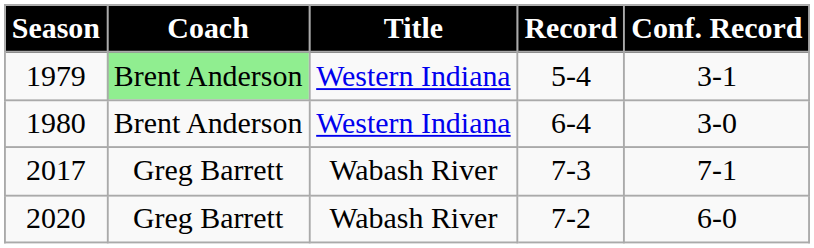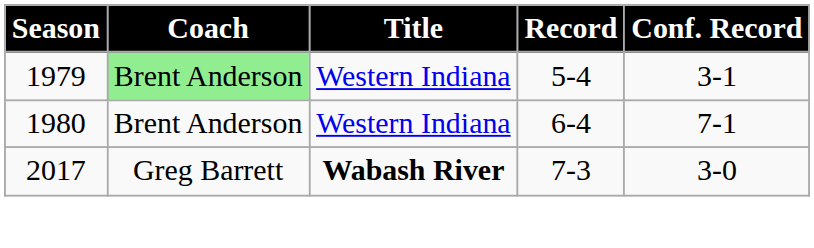(717, 123) 3-0 -> (717, 123) 7-1
(413, 170) normal -> (413, 170) bold
(717, 170) 7-1 -> (717, 170) 3-0
- row: (56, 218)
